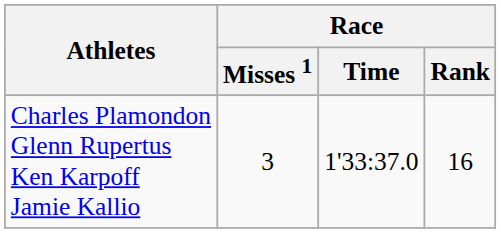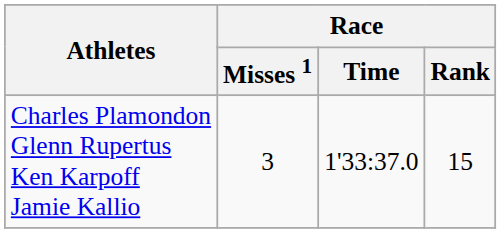(460, 161) 16 -> (460, 161) 15
